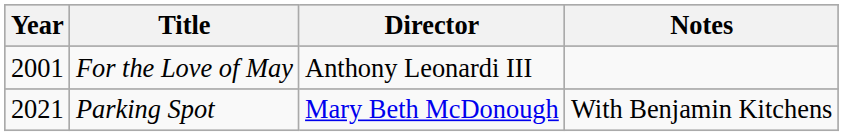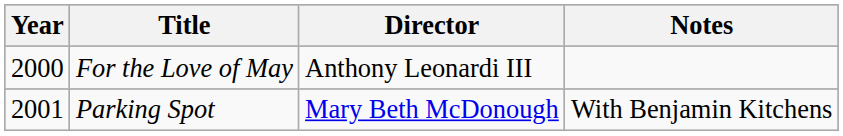(37, 67) 2001 -> (37, 67) 2000
(37, 109) 2021 -> (37, 109) 2001
